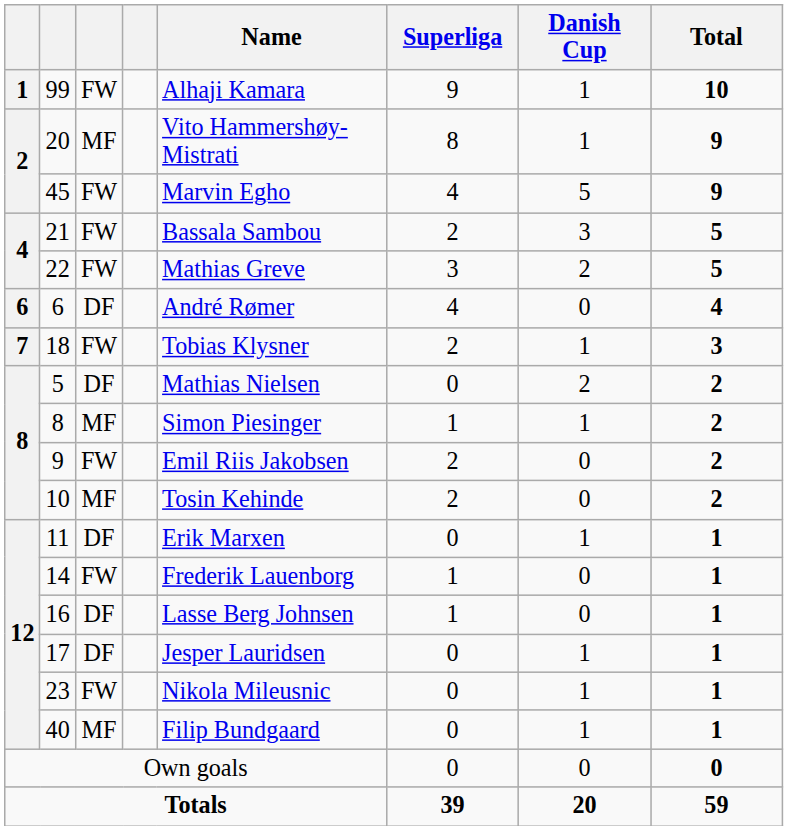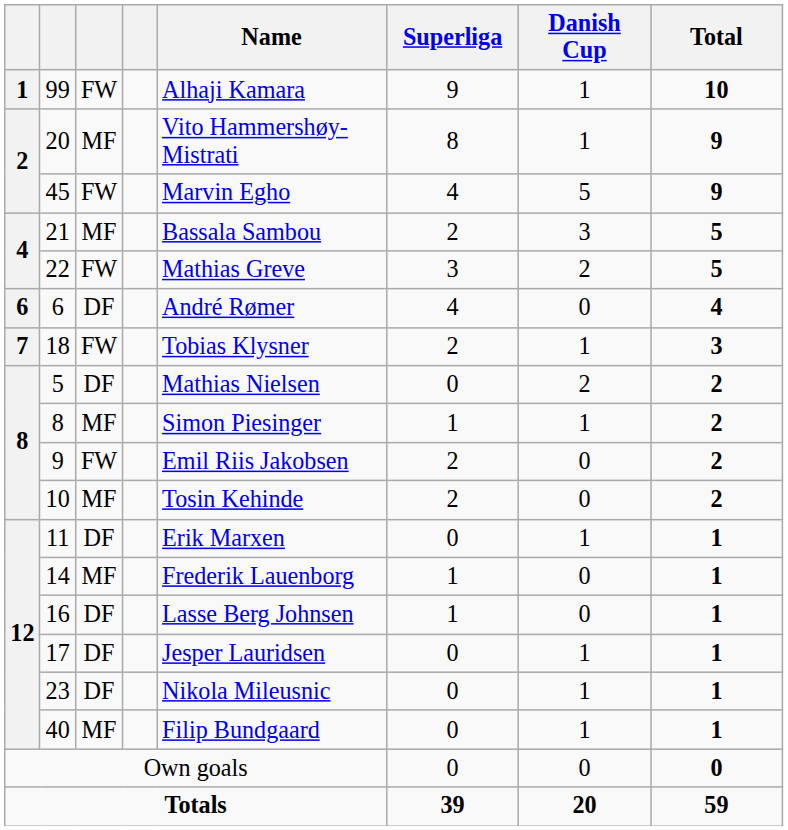(99, 231) FW -> (99, 231) MF
(99, 576) FW -> (99, 576) MF
(99, 691) FW -> (99, 691) DF
